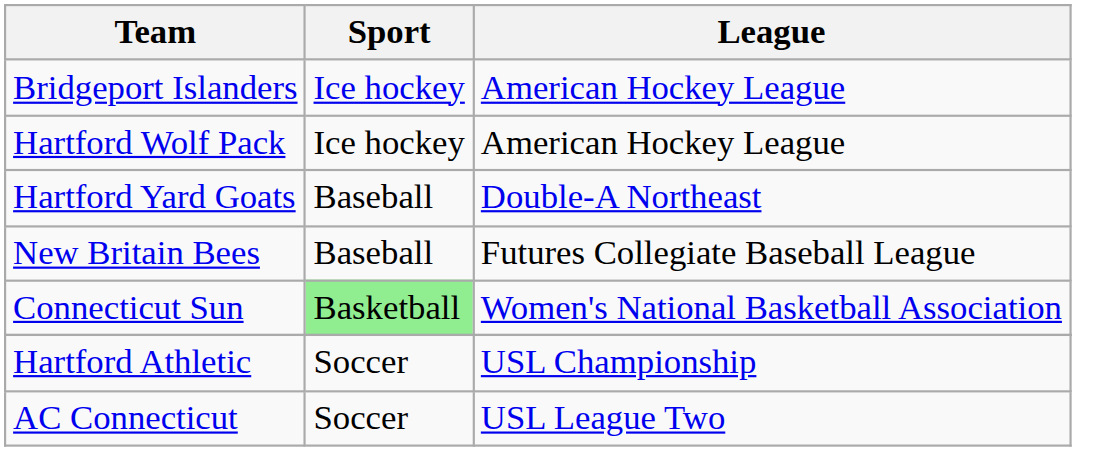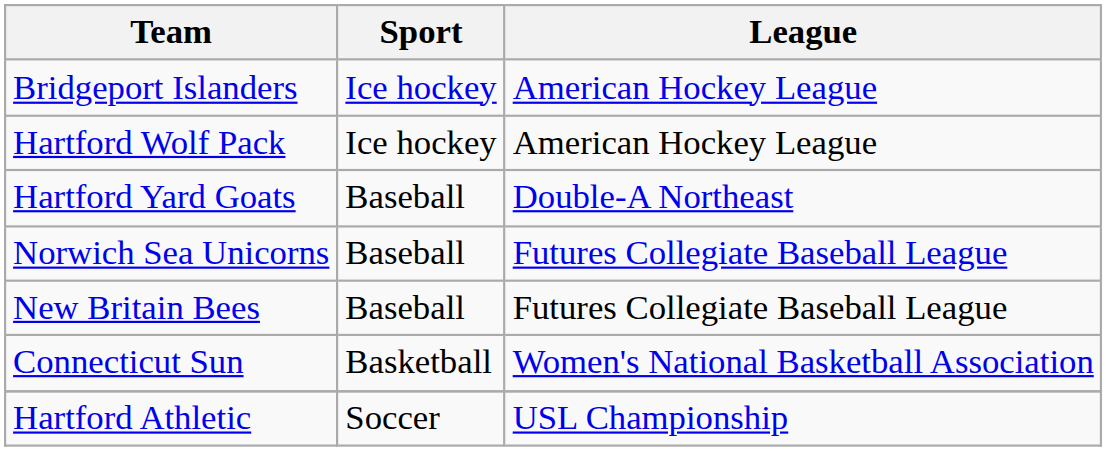+ row: (171, 252)
(387, 307) lightgreen background -> (419, 362) no background
- row: (125, 417)
